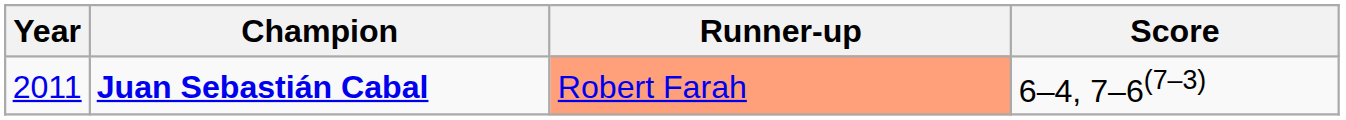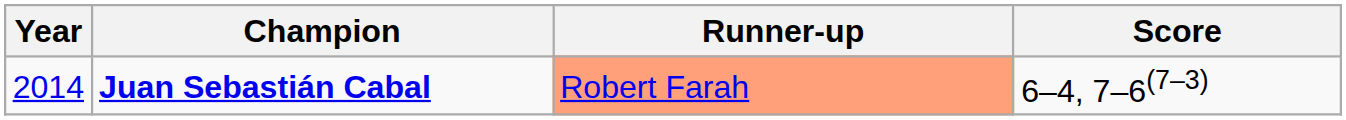(47, 86) 2011 -> (48, 86) 2014
